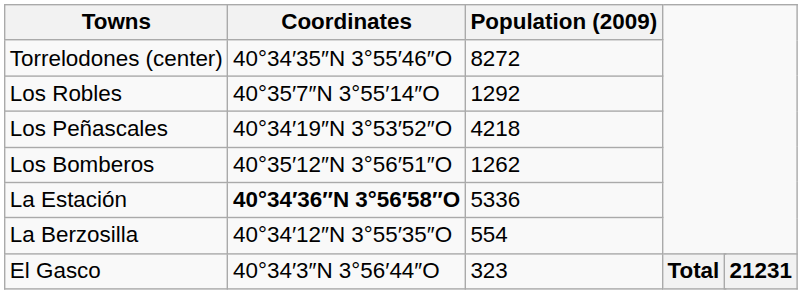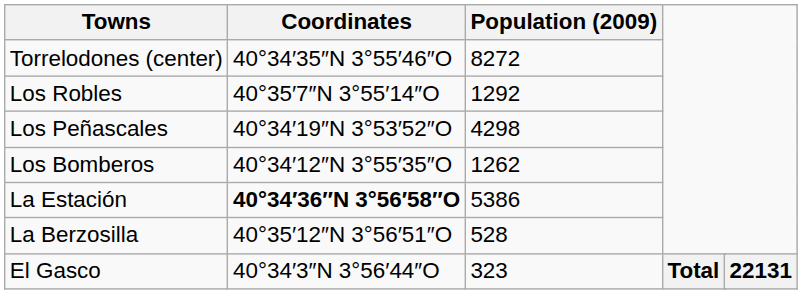(495, 128) 4218 -> (495, 128) 4298
(343, 164) 40°35′12″N 3°56′51″O -> (343, 164) 40°34′12″N 3°55′35″O
(495, 199) 5336 -> (495, 199) 5386
(343, 235) 40°34′12″N 3°55′35″O -> (343, 235) 40°35′12″N 3°56′51″O
(489, 235) 554 -> (489, 235) 528
(761, 270) 21231 -> (761, 270) 22131
